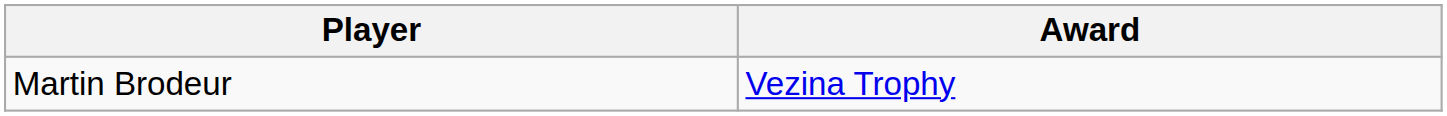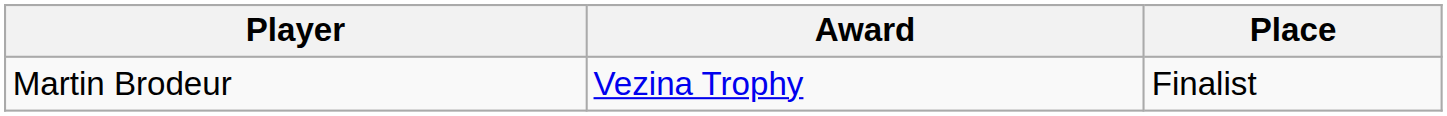+ column: (1293, 30)
